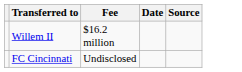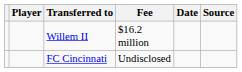+ column: (27, 13)
